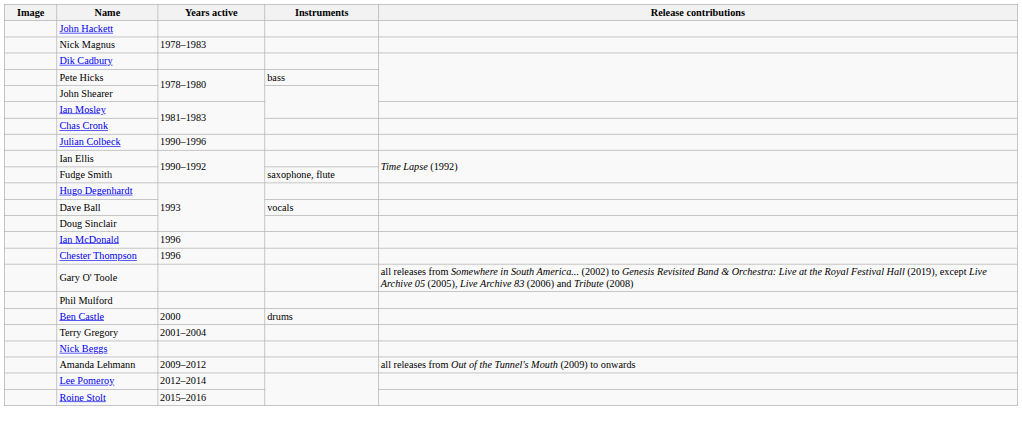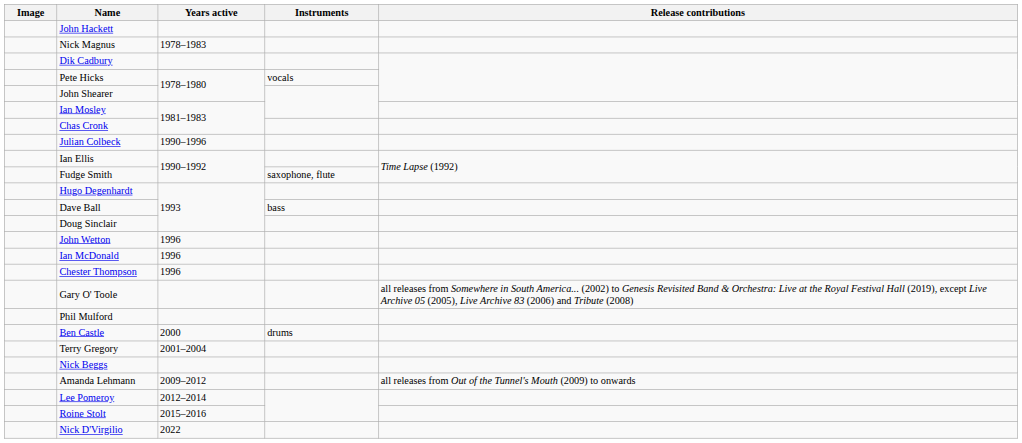(276, 77) bass -> (280, 77) vocals
(280, 207) vocals -> (276, 207) bass
+ row: (85, 239)
+ row: (91, 430)
